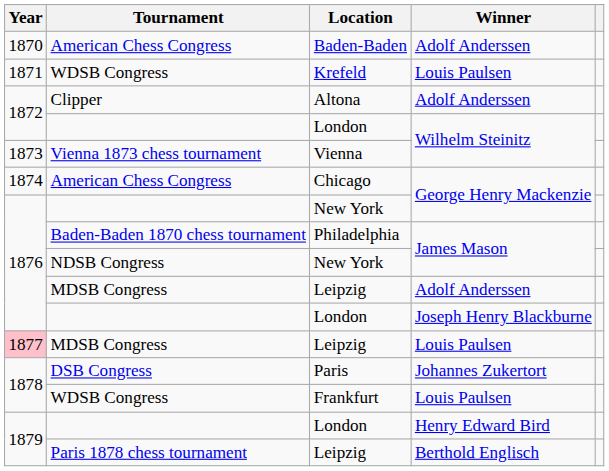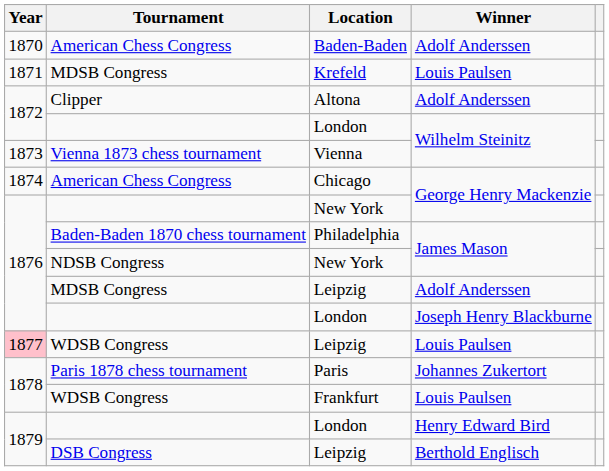(109, 72) WDSB Congress -> (109, 72) MDSB Congress
(109, 343) MDSB Congress -> (109, 343) WDSB Congress
(101, 371) DSB Congress -> (149, 371) Paris 1878 chess tournament
(149, 452) Paris 1878 chess tournament -> (101, 452) DSB Congress
